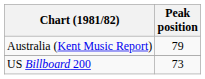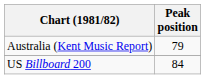(178, 64) 73 -> (178, 64) 84
